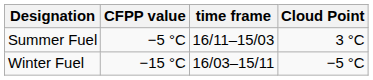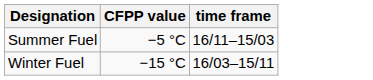- column: (323, 16)
